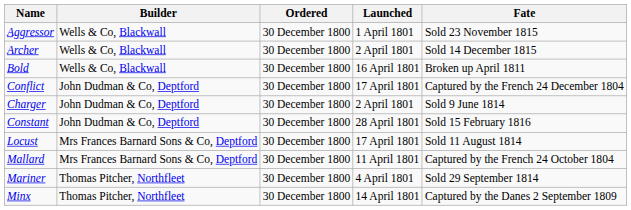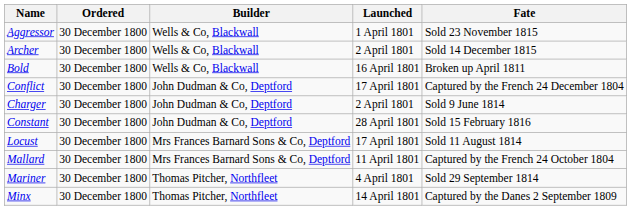columns swapped: (306, 13) <-> (158, 13)
